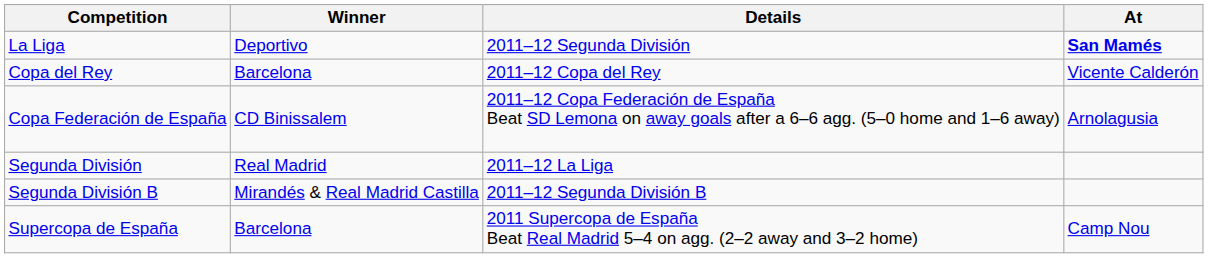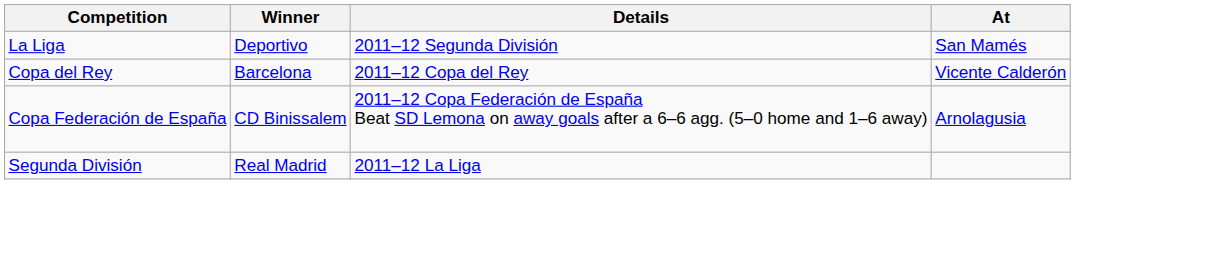(1115, 45) bold -> (981, 45) normal
- row: (83, 192)
- row: (93, 229)
